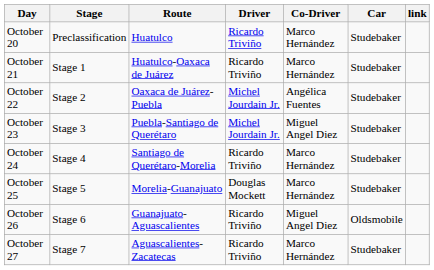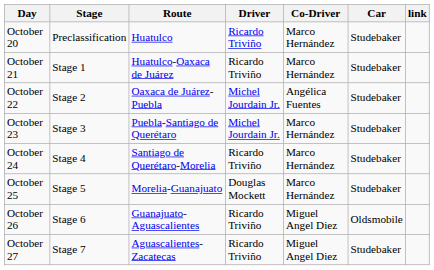(312, 128) Miguel Angel Diez -> (310, 128) Marco Hernández
(310, 249) Marco Hernández -> (312, 249) Miguel Angel Diez
